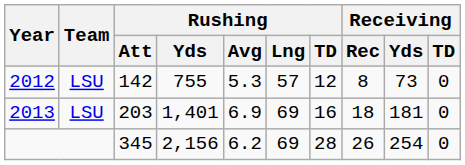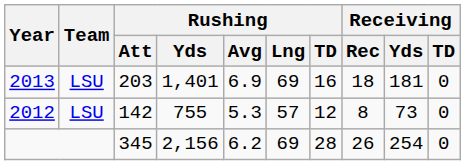rows swapped: (32, 82) <-> (32, 113)
